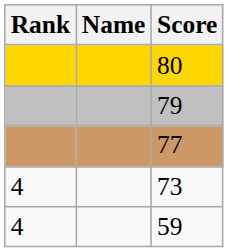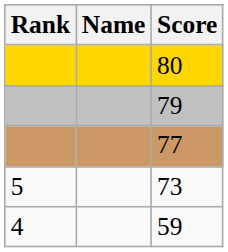(17, 186) 4 -> (17, 186) 5
